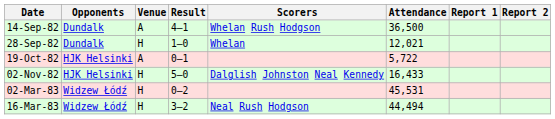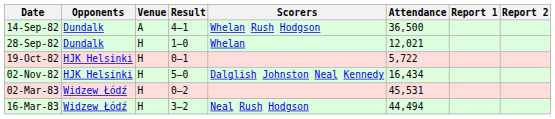(140, 59) A -> (140, 59) H
(406, 75) 16,433 -> (406, 75) 16,434
